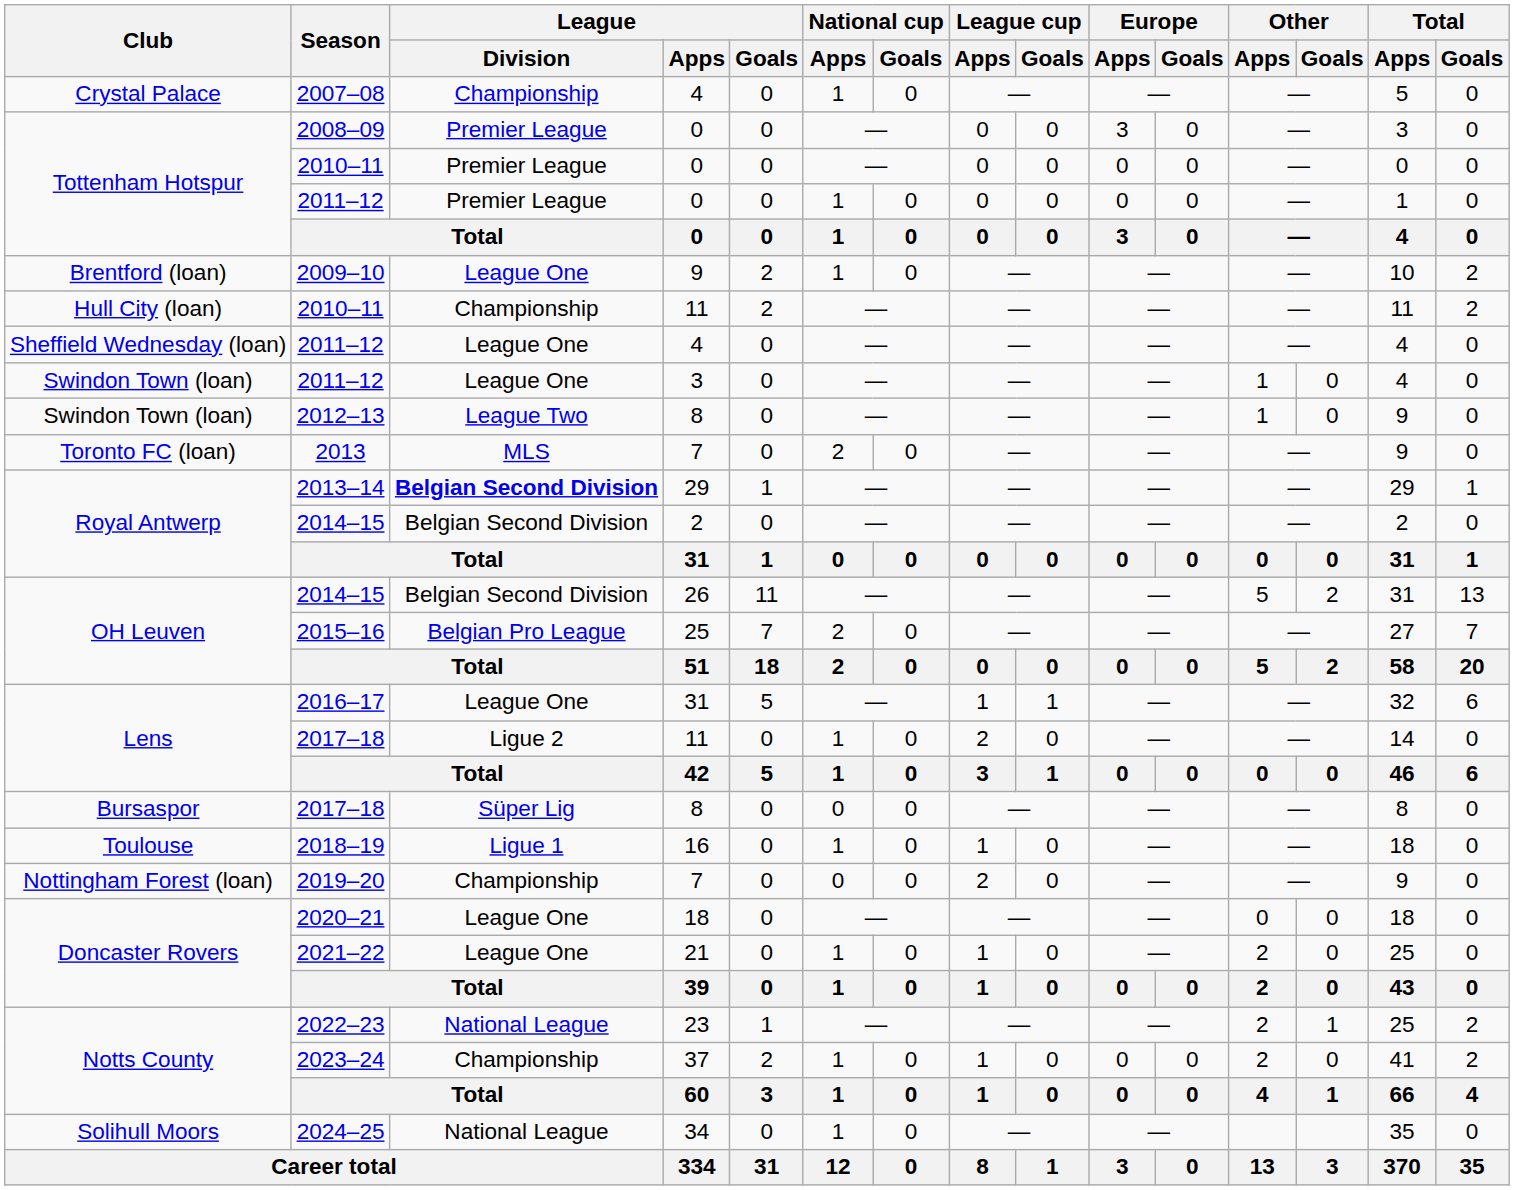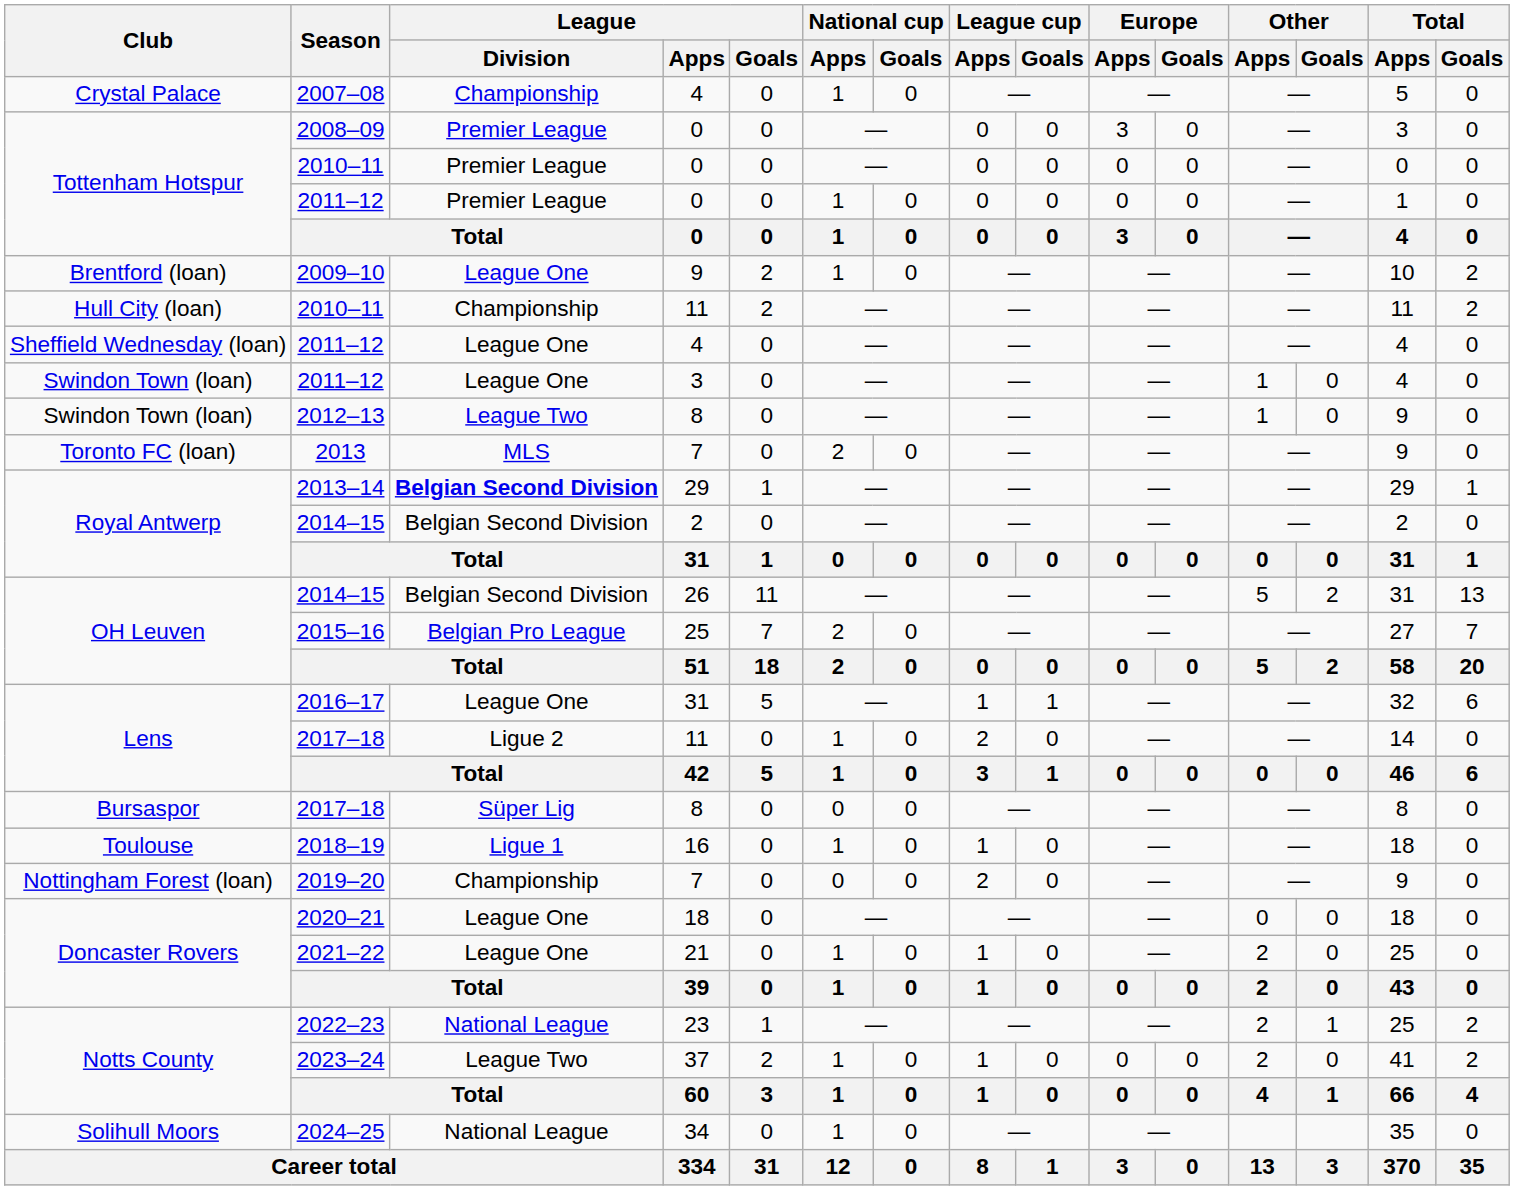(526, 1059) Championship -> (527, 1059) League Two
